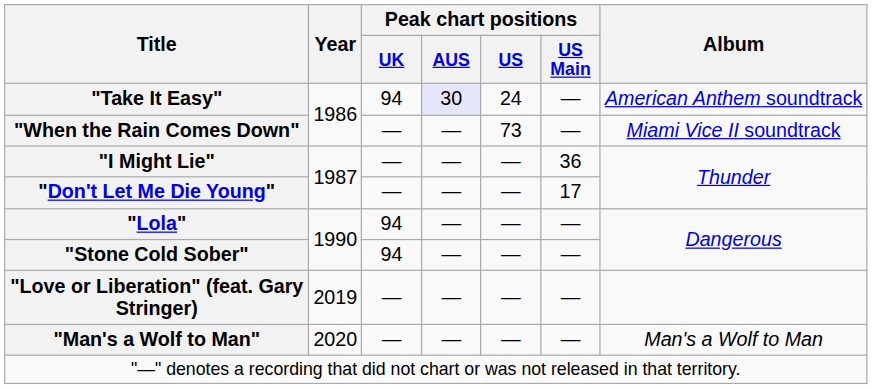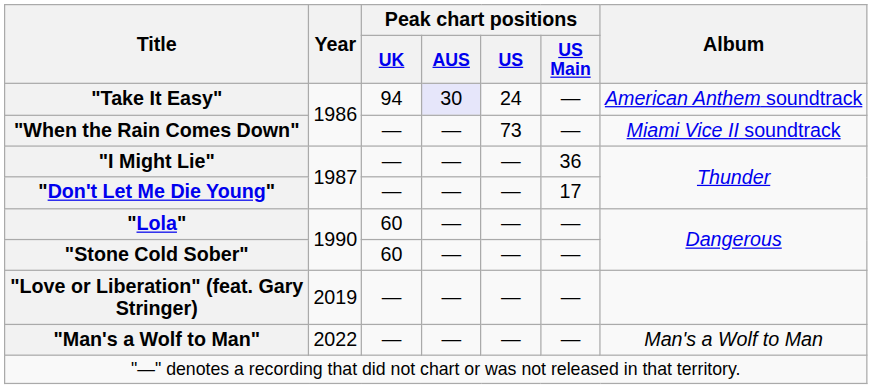(392, 223) 94 -> (392, 223) 60
(392, 255) 94 -> (392, 255) 60
(335, 339) 2020 -> (335, 339) 2022
